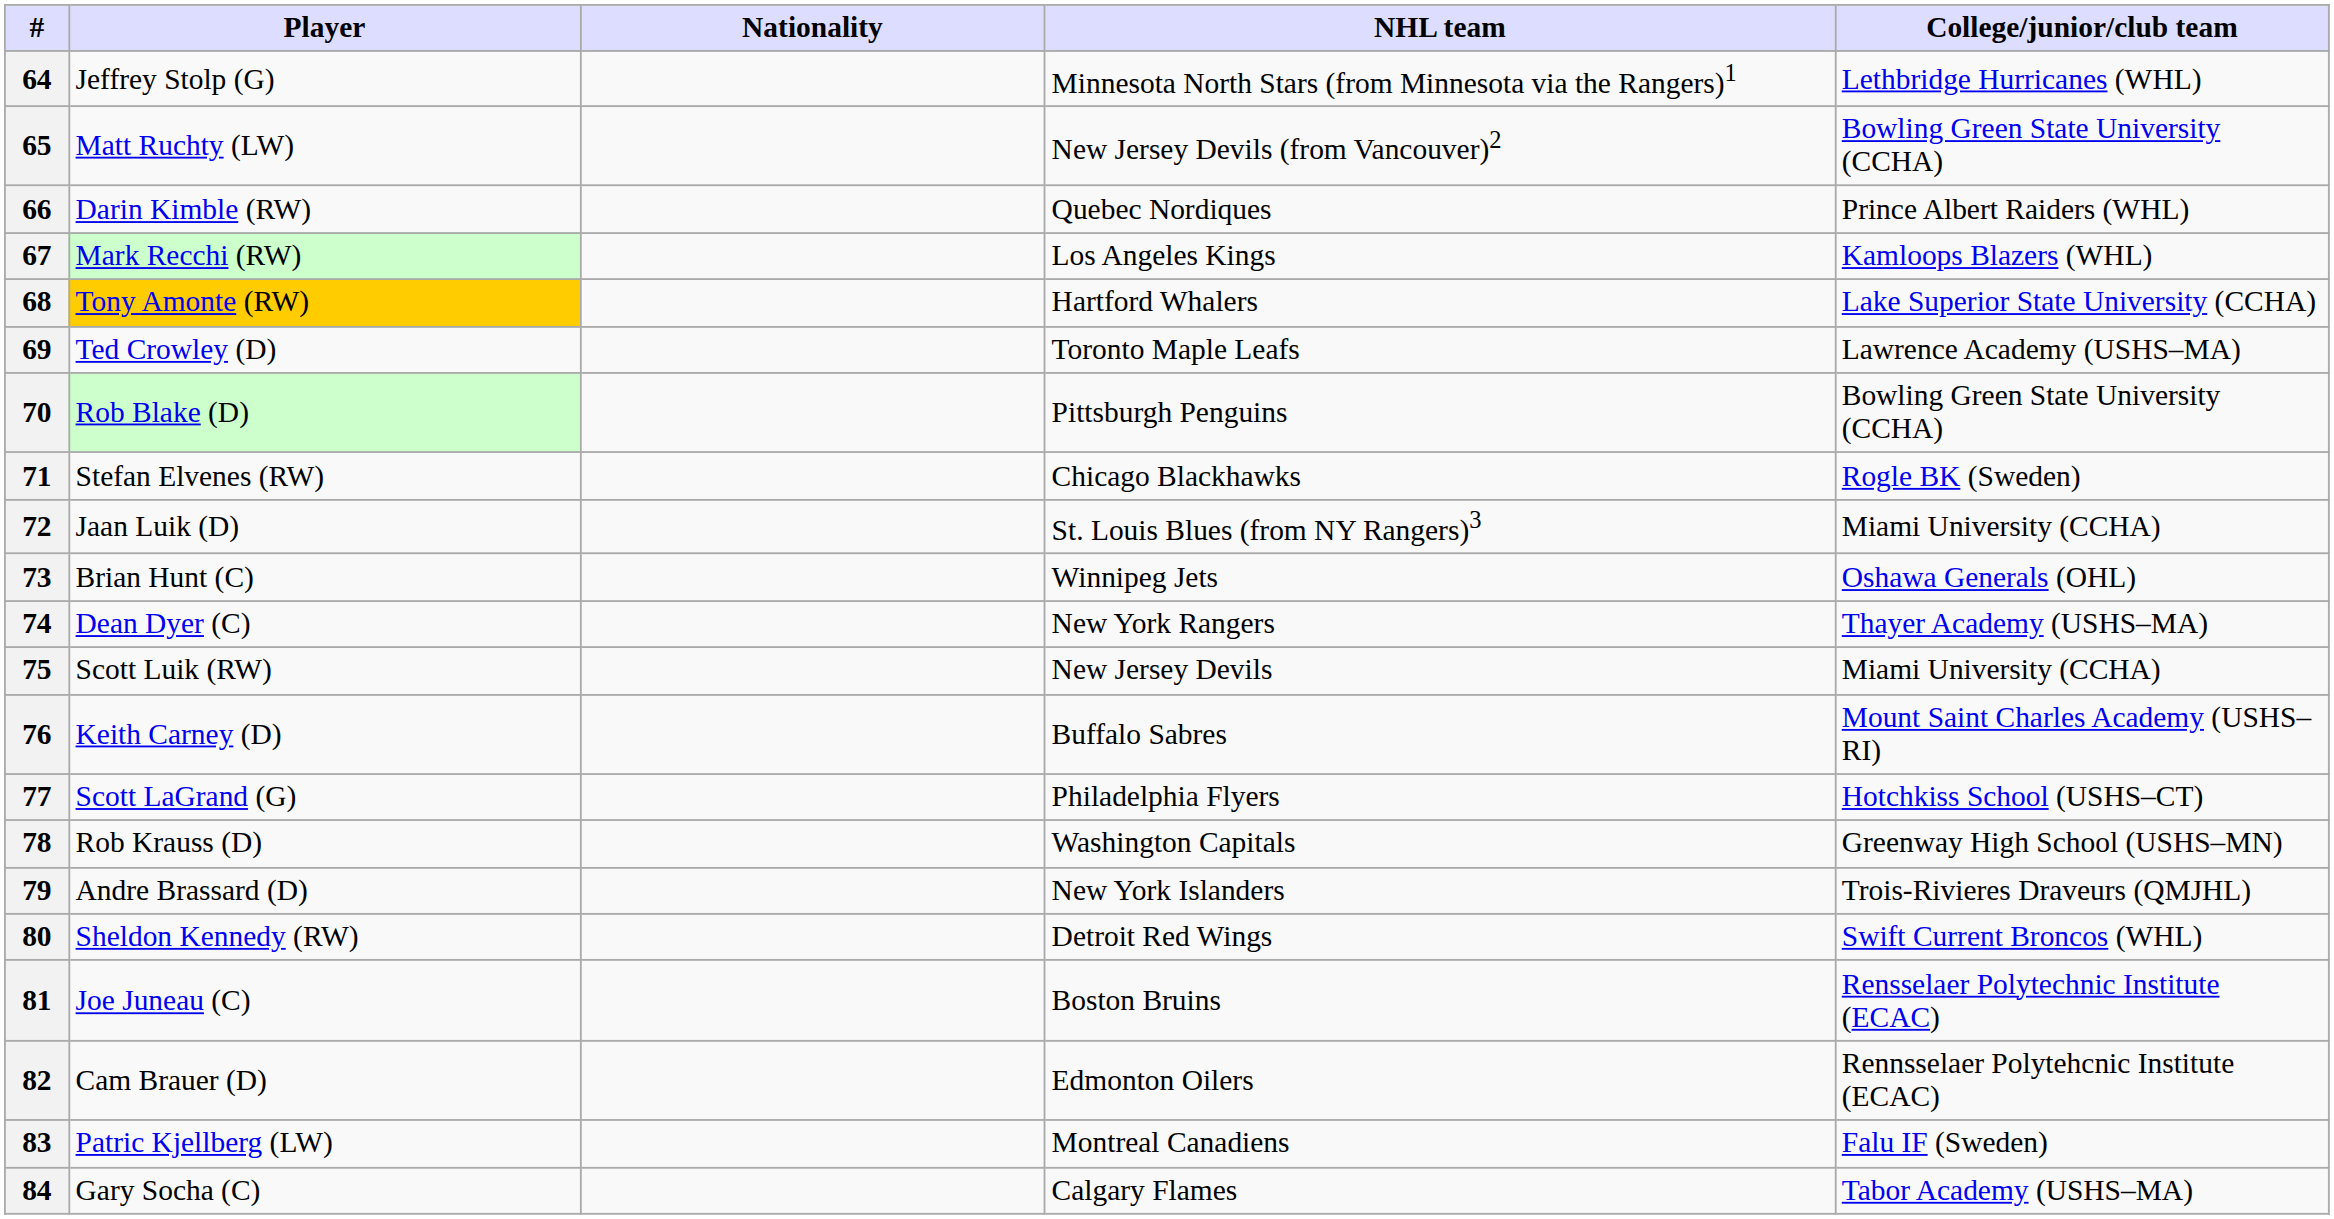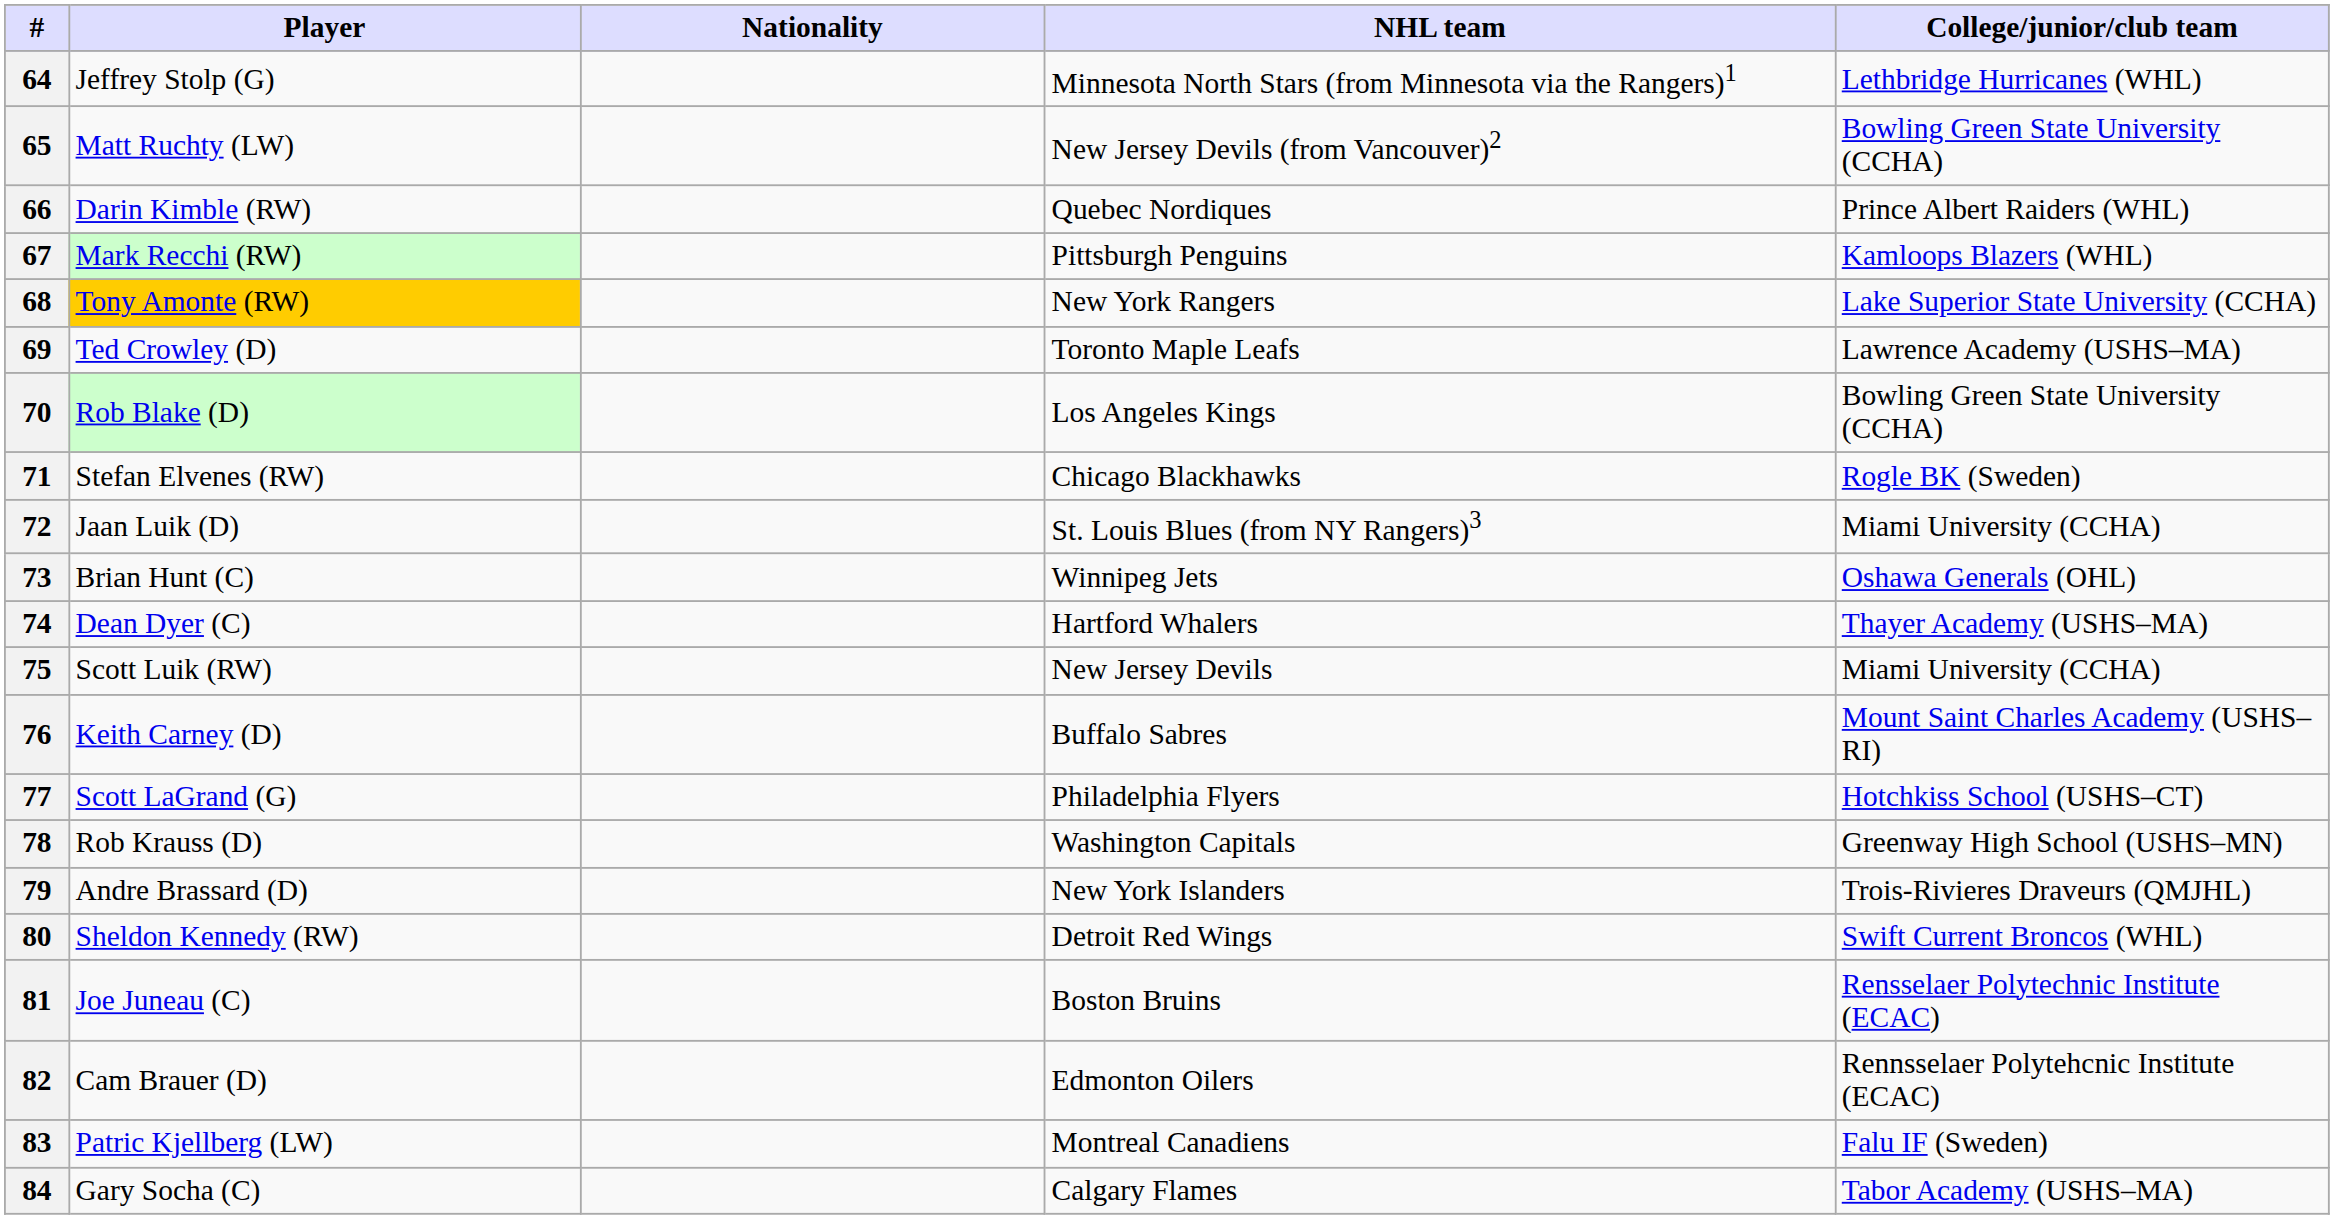(1164, 255) Los Angeles Kings -> (1170, 255) Pittsburgh Penguins
(1155, 302) Hartford Whalers -> (1163, 302) New York Rangers
(1170, 412) Pittsburgh Penguins -> (1164, 412) Los Angeles Kings
(1163, 623) New York Rangers -> (1155, 623) Hartford Whalers
